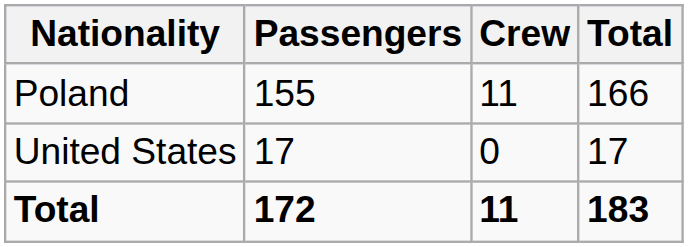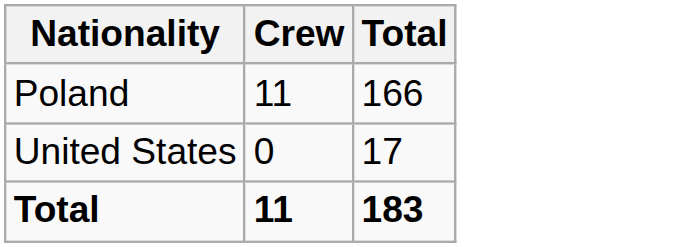- column: (358, 33)
